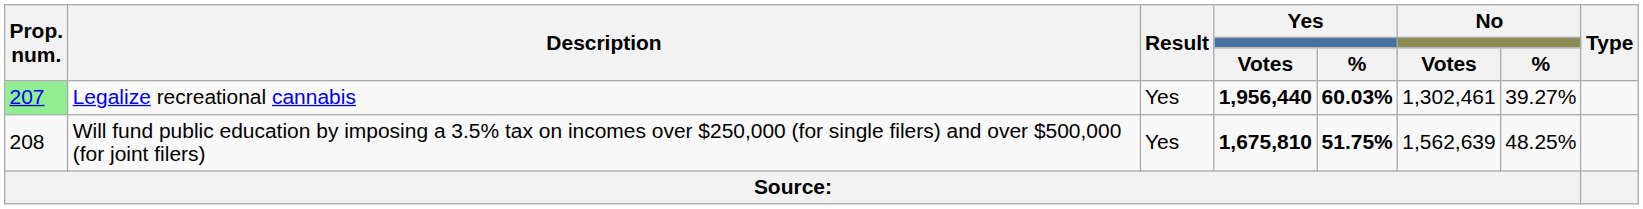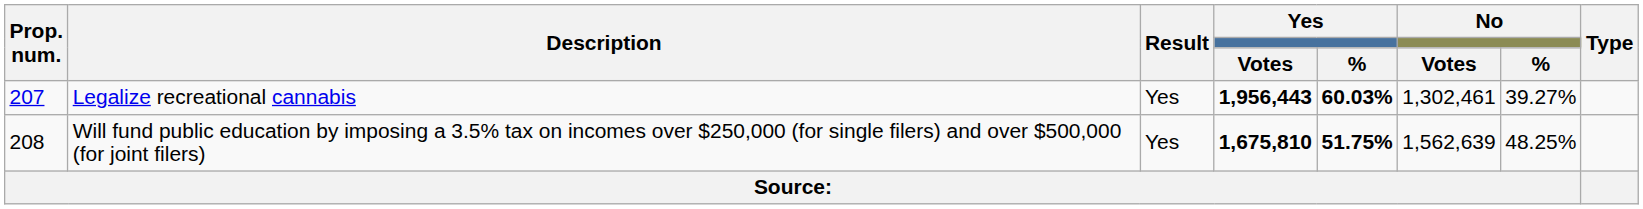(27, 97) lightgreen background -> (27, 97) no background
(1265, 97) 1,956,440 -> (1265, 97) 1,956,443
